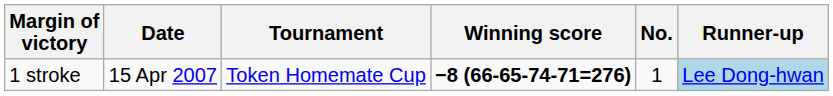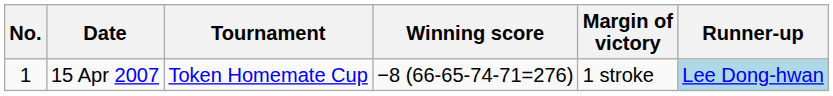columns swapped: (657, 32) <-> (54, 32)
(533, 75) bold -> (475, 75) normal
